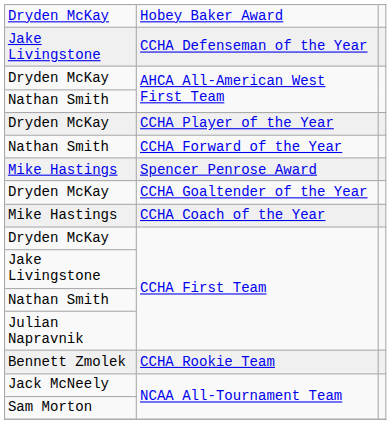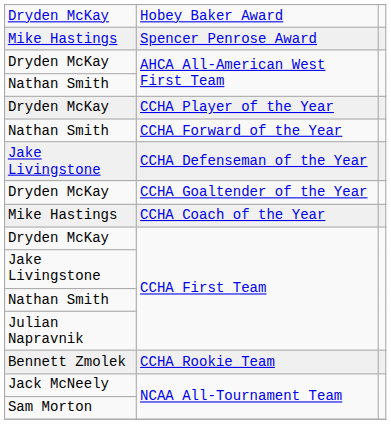rows swapped: (63, 169) <-> (54, 47)
